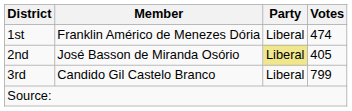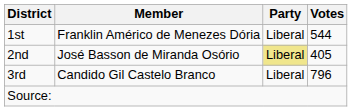(321, 34) 474 -> (321, 34) 544
(321, 75) 799 -> (321, 75) 796
